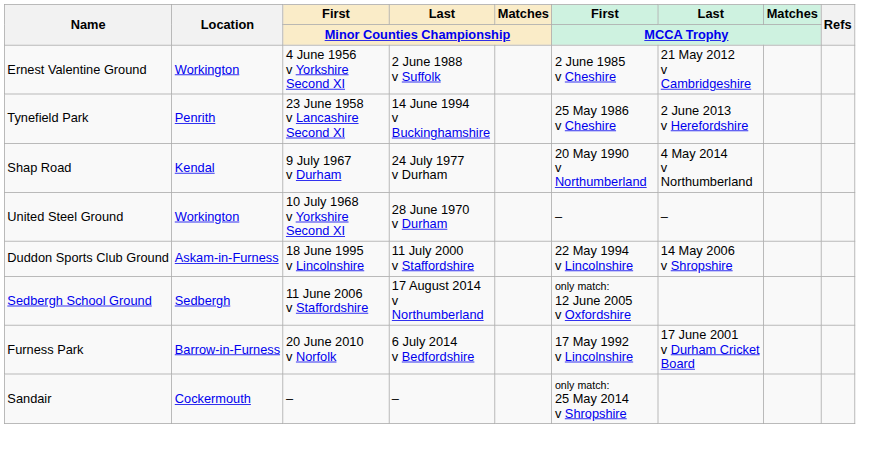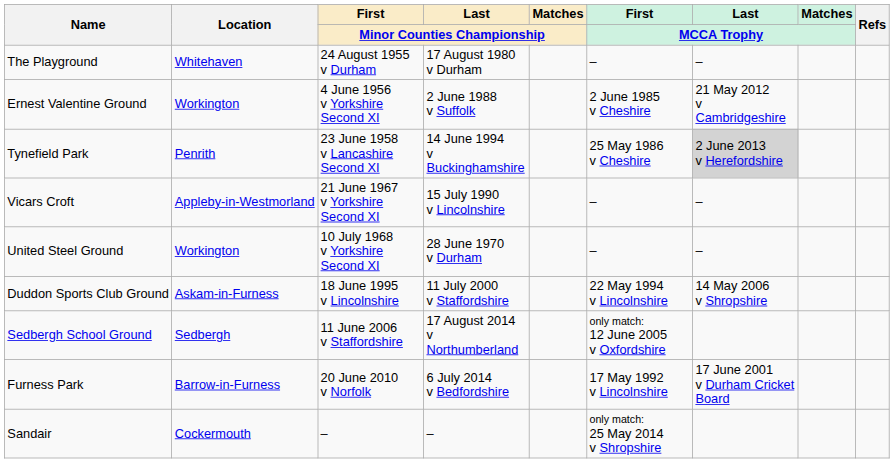+ row: (53, 62)
(705, 118) no background -> (739, 153) lightgrey background
+ row: (41, 202)
- row: (39, 167)
